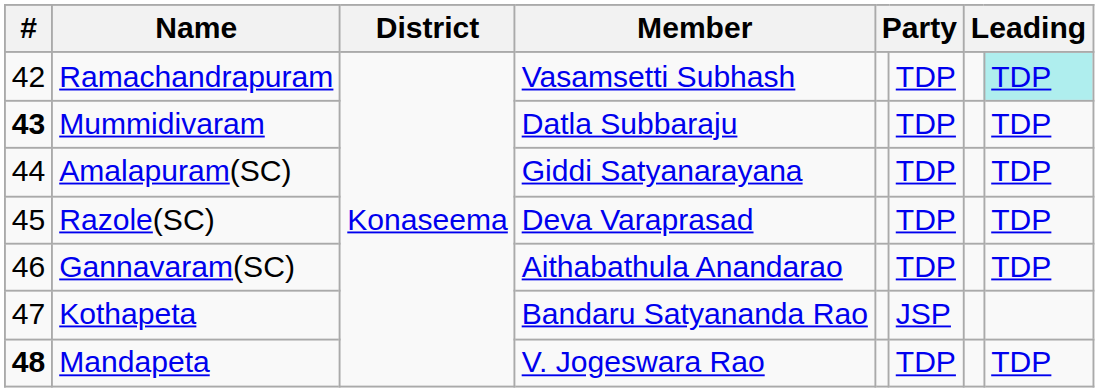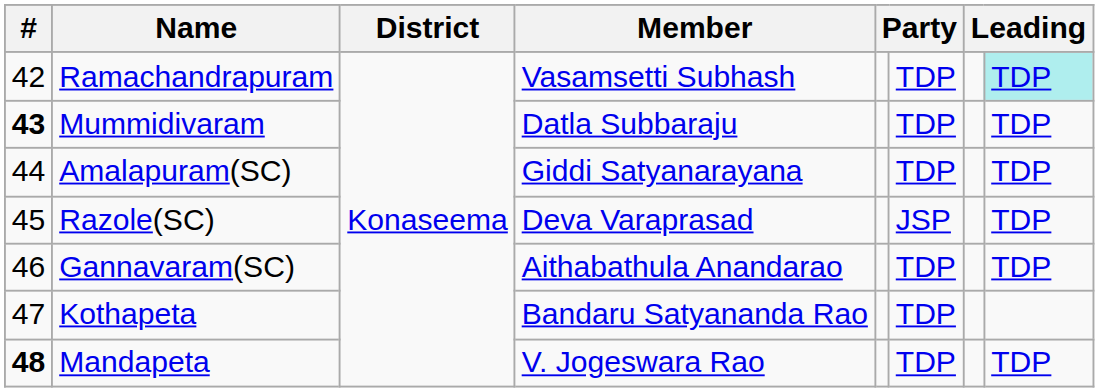(926, 219) TDP -> (923, 219) JSP
(923, 314) JSP -> (926, 314) TDP
